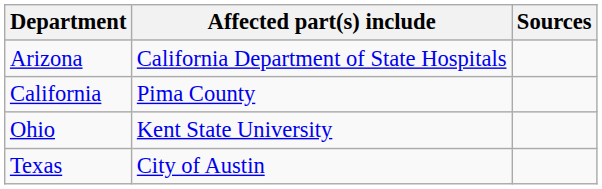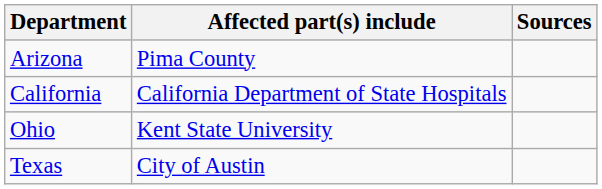(322, 58) California Department of State Hospitals -> (196, 58) Pima County
(196, 93) Pima County -> (322, 93) California Department of State Hospitals
